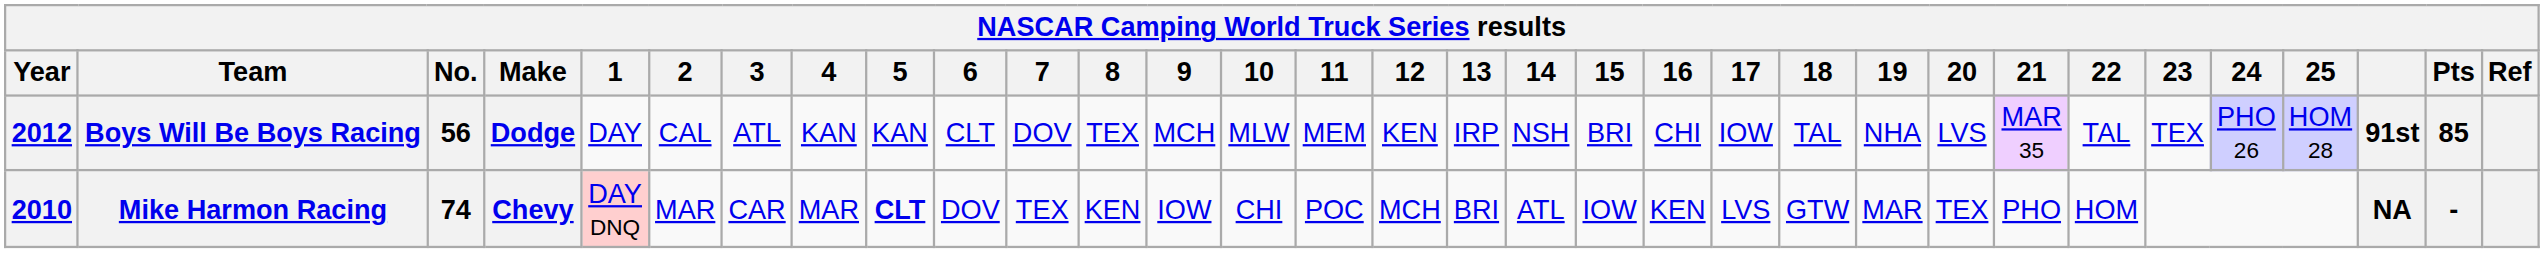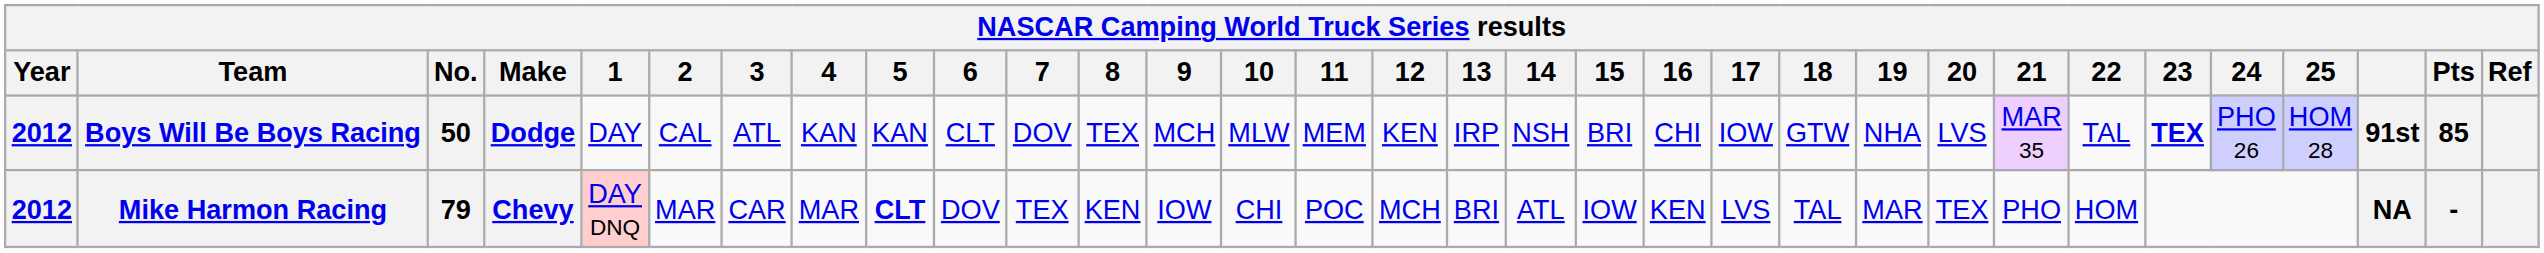(456, 133) 56 -> (456, 133) 50
(1818, 133) TAL -> (1818, 133) GTW
(2178, 133) normal -> (2178, 133) bold
(42, 209) 2010 -> (42, 209) 2012
(456, 209) 74 -> (456, 209) 79
(1818, 209) GTW -> (1818, 209) TAL
